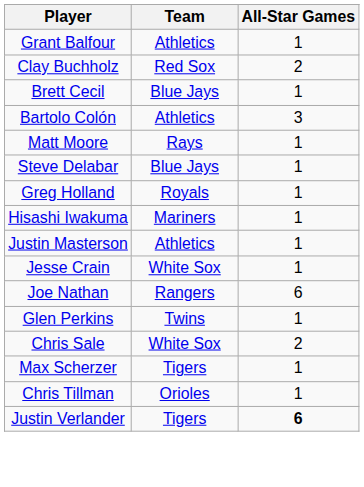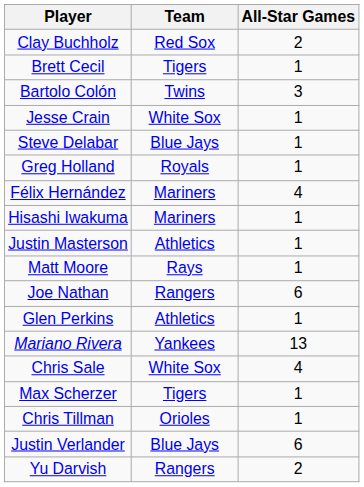- row: (68, 42)
(185, 92) Blue Jays -> (185, 67) Tigers
(185, 117) Athletics -> (185, 92) Twins
rows swapped: (68, 268) <-> (68, 142)
+ row: (68, 192)
(185, 318) Twins -> (185, 318) Athletics
+ row: (68, 343)
(298, 343) 2 -> (298, 368) 4
(185, 419) Tigers -> (185, 444) Blue Jays
(298, 419) bold -> (298, 444) normal
+ row: (68, 469)
